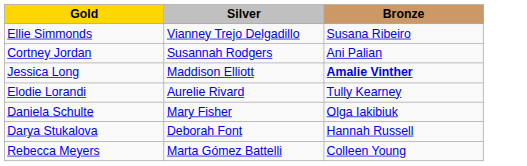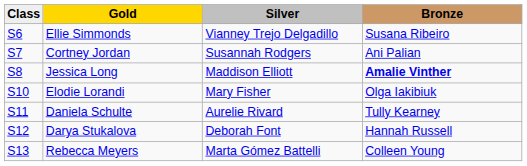+ column: (24, 14)
(206, 92) Aurelie Rivard -> (238, 92) Mary Fisher
(364, 92) Tully Kearney -> (401, 92) Olga Iakibiuk
(199, 111) Mary Fisher -> (244, 111) Aurelie Rivard
(362, 111) Olga Iakibiuk -> (403, 111) Tully Kearney
